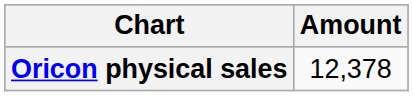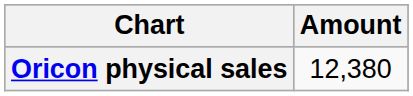(351, 68) 12,378 -> (351, 68) 12,380
